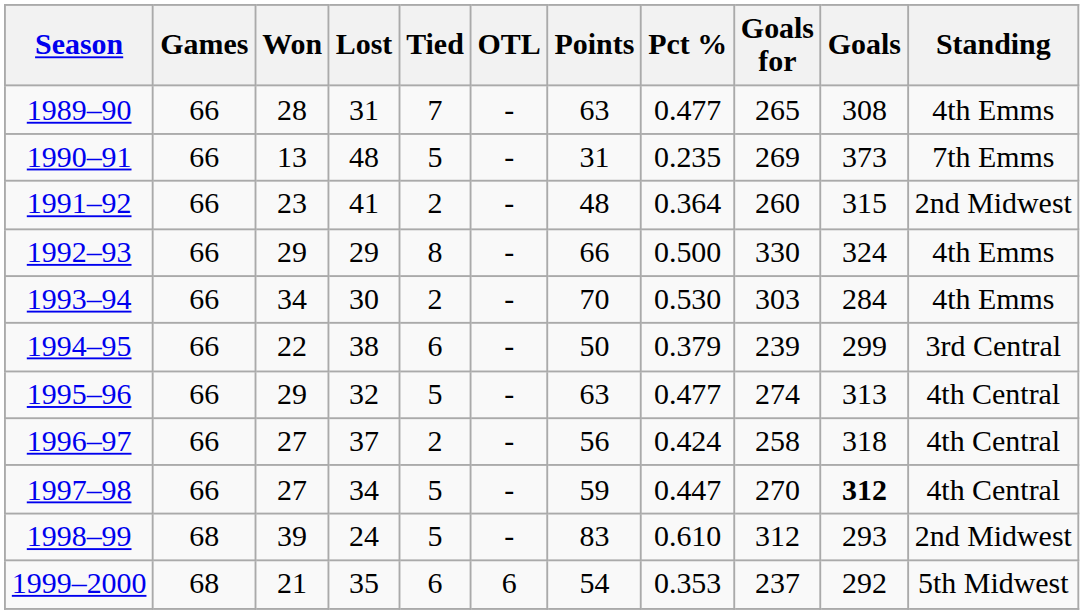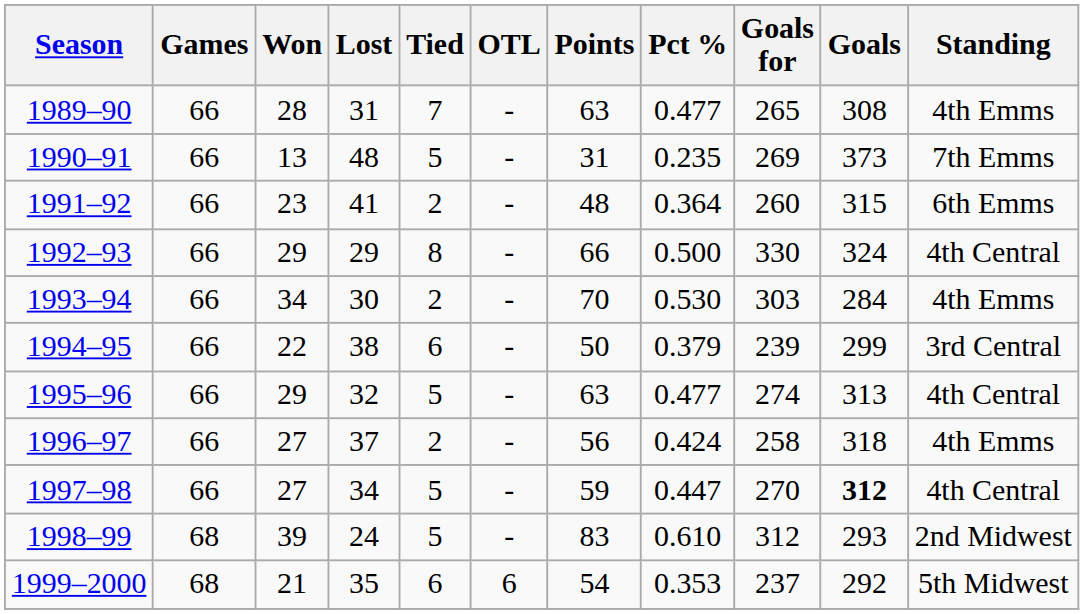(993, 204) 2nd Midwest -> (993, 204) 6th Emms
(993, 251) 4th Emms -> (993, 251) 4th Central
(993, 441) 4th Central -> (993, 441) 4th Emms
